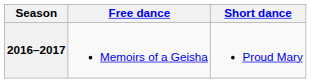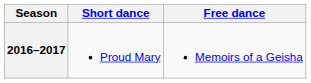columns swapped: (258, 13) <-> (139, 13)
